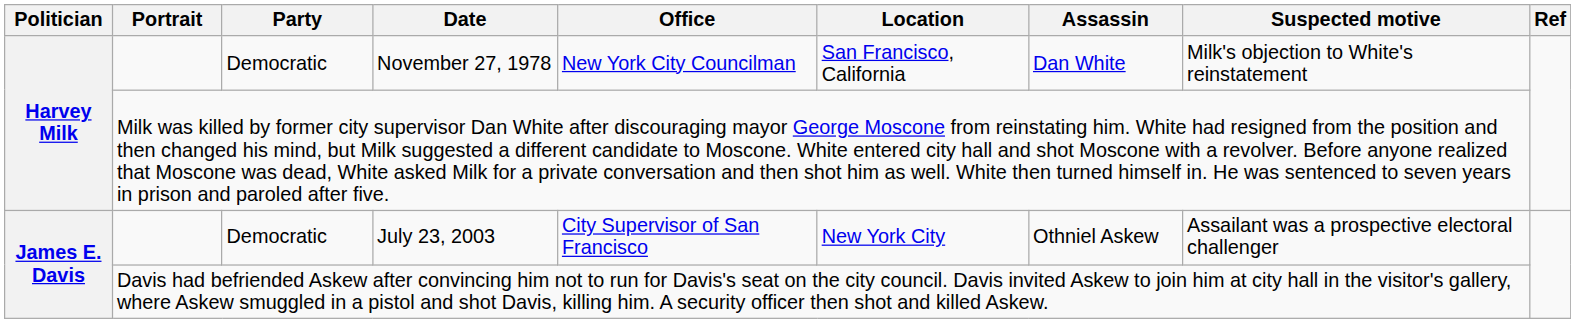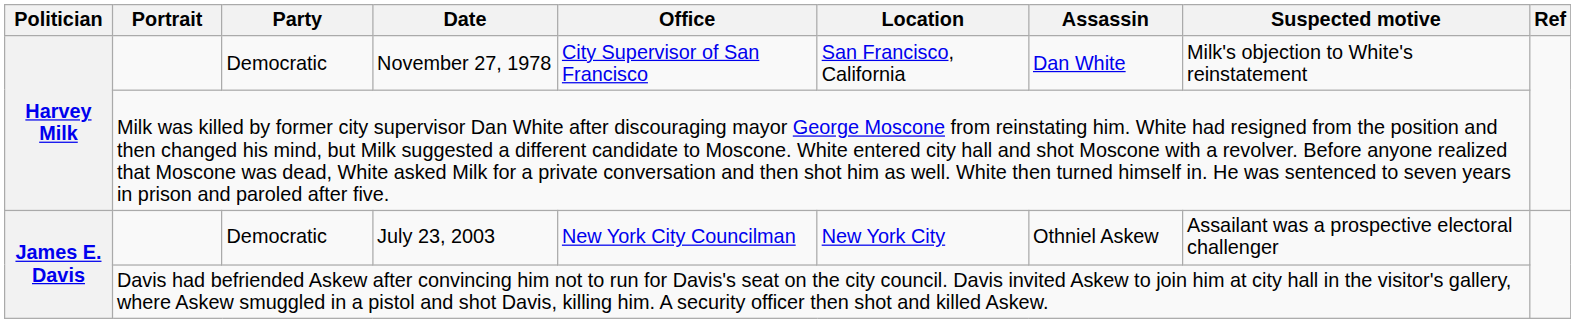(679, 62) New York City Councilman -> (661, 62) City Supervisor of San Francisco
(661, 237) City Supervisor of San Francisco -> (679, 237) New York City Councilman
